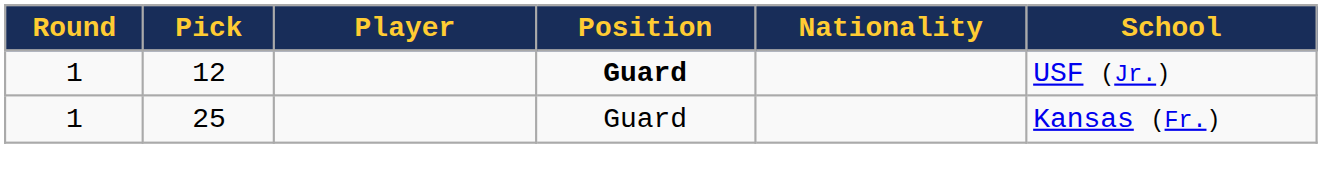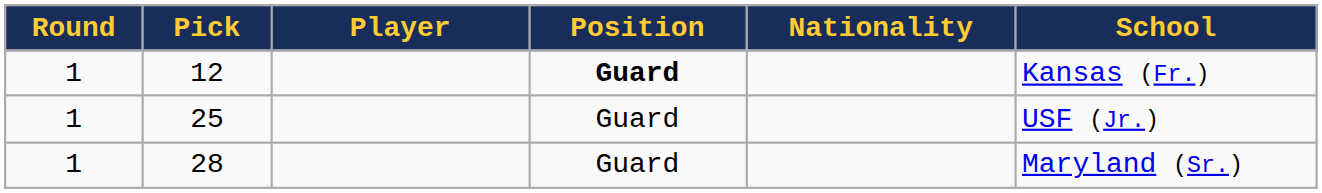(1102, 73) USF (Jr.) -> (1116, 73) Kansas (Fr.)
(1127, 119) Kansas (Fr.) -> (1091, 119) USF (Jr.)
+ row: (207, 165)
